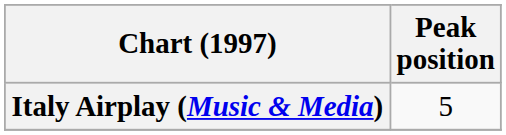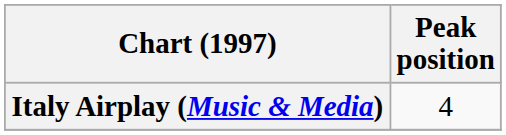(446, 105) 5 -> (446, 105) 4
